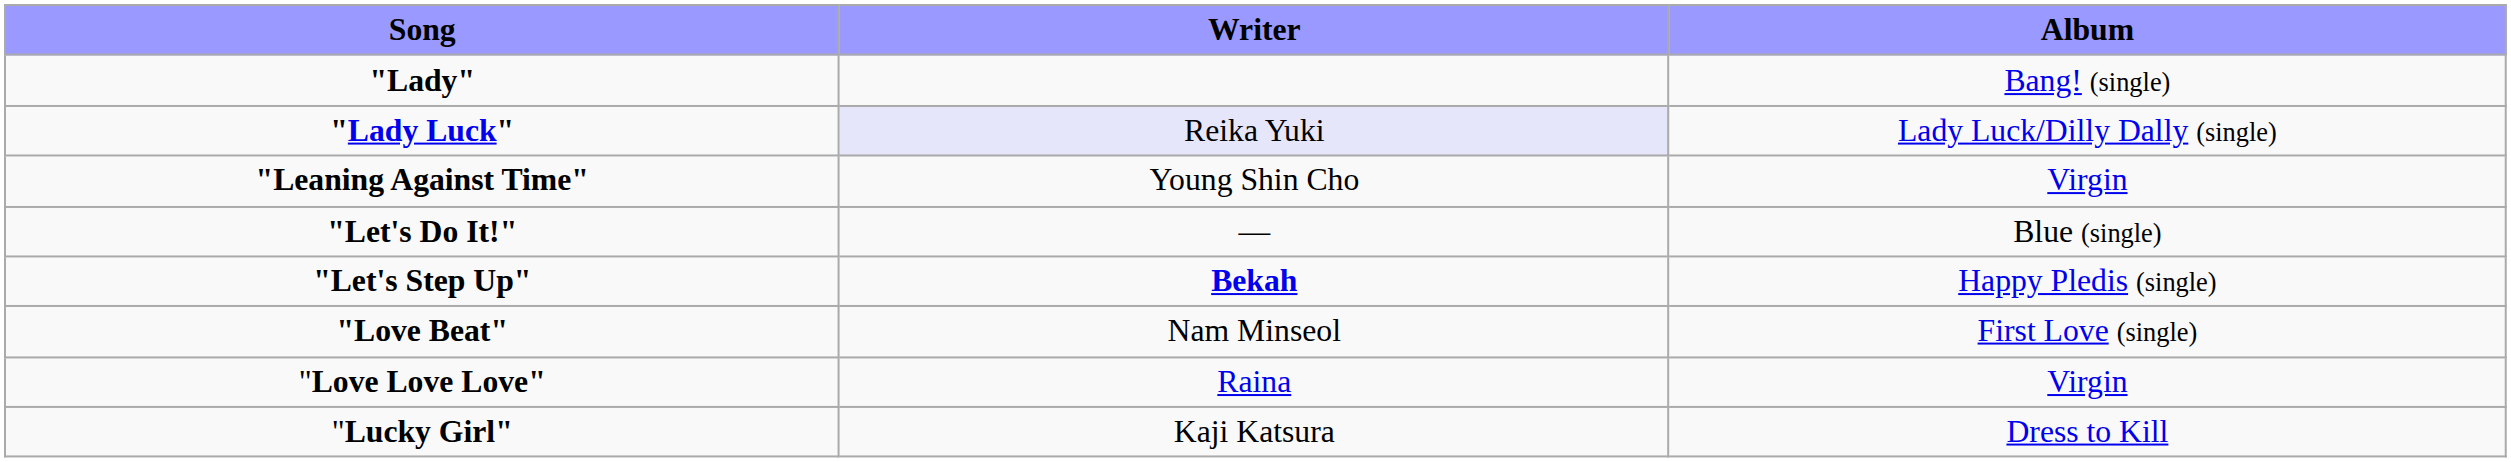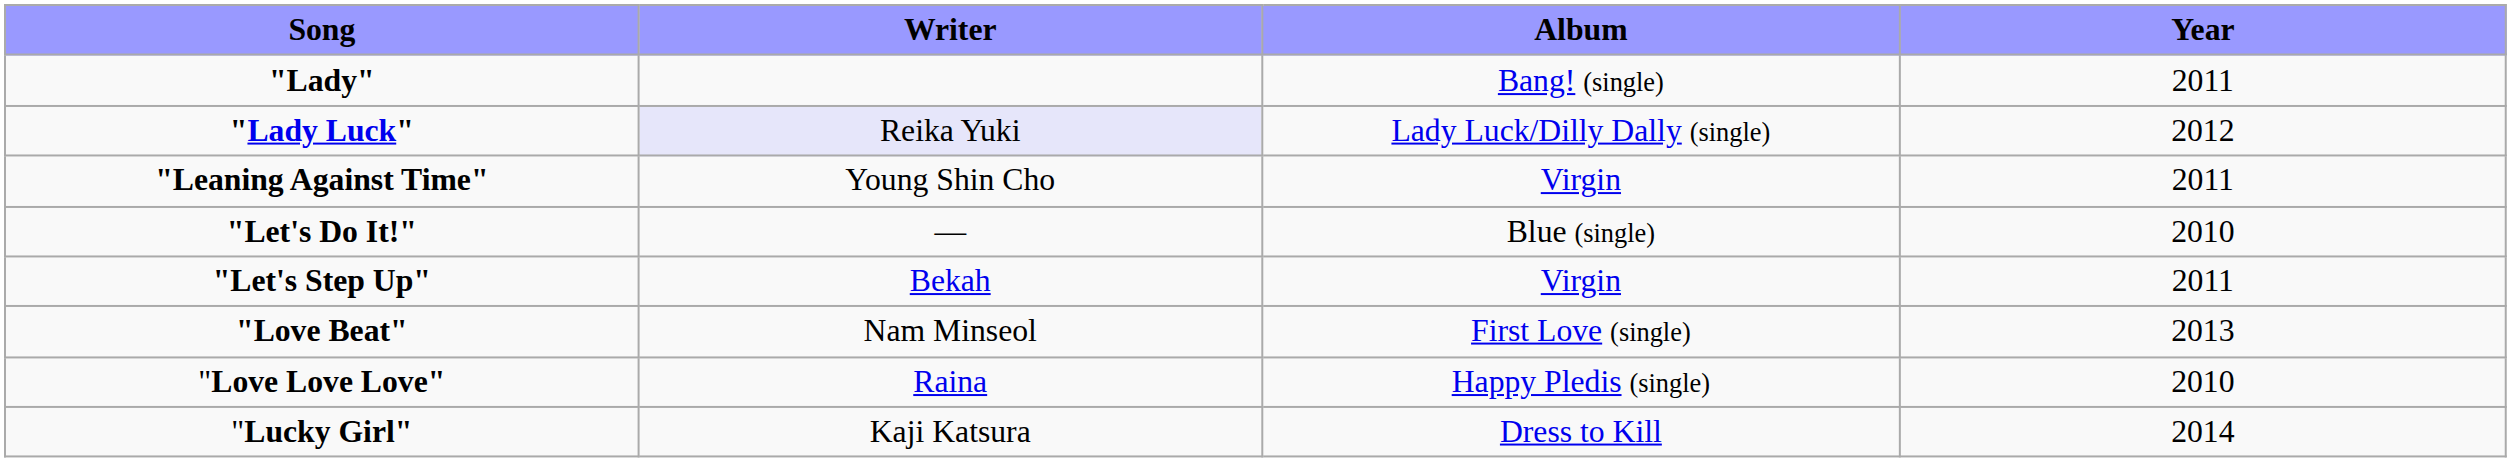+ column: (2203, 29)
(1254, 280) bold -> (950, 280) normal
(2087, 280) Happy Pledis (single) -> (1581, 280) Virgin
(2087, 381) Virgin -> (1581, 381) Happy Pledis (single)
